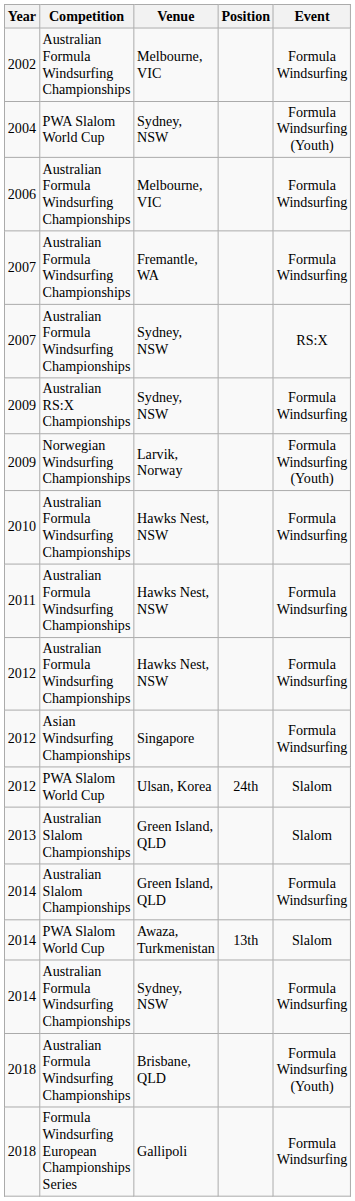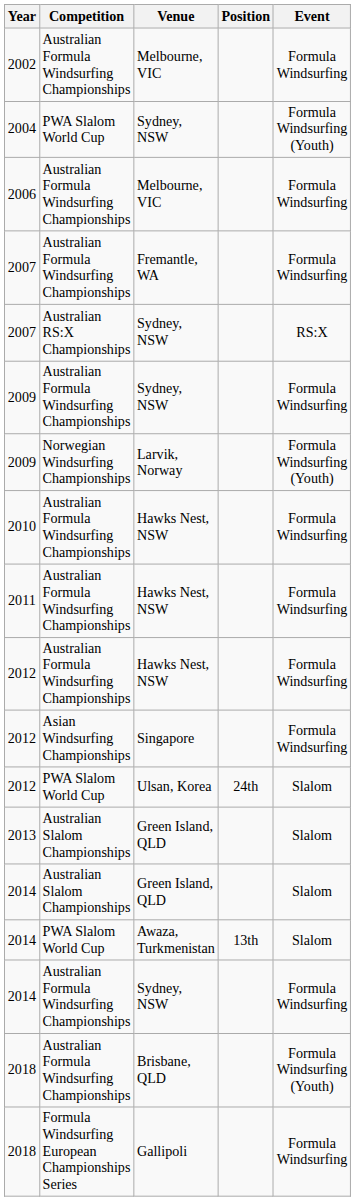(87, 341) Australian Formula Windsurfing Championships -> (87, 332) Australian RS:X Championships
(87, 406) Australian RS:X Championships -> (87, 397) Australian Formula Windsurfing Championships
(312, 892) Formula Windsurfing -> (312, 892) Slalom
